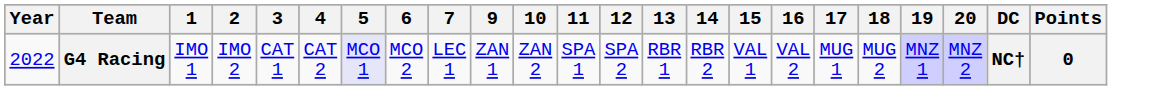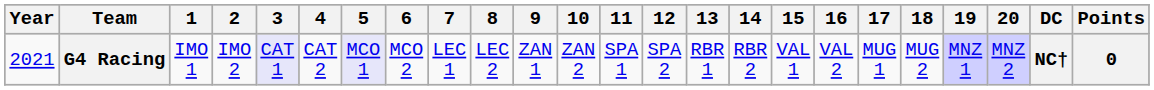+ column: (492, 20)
(32, 59) 2022 -> (32, 59) 2021
(277, 59) no background -> (277, 59) lavender background
